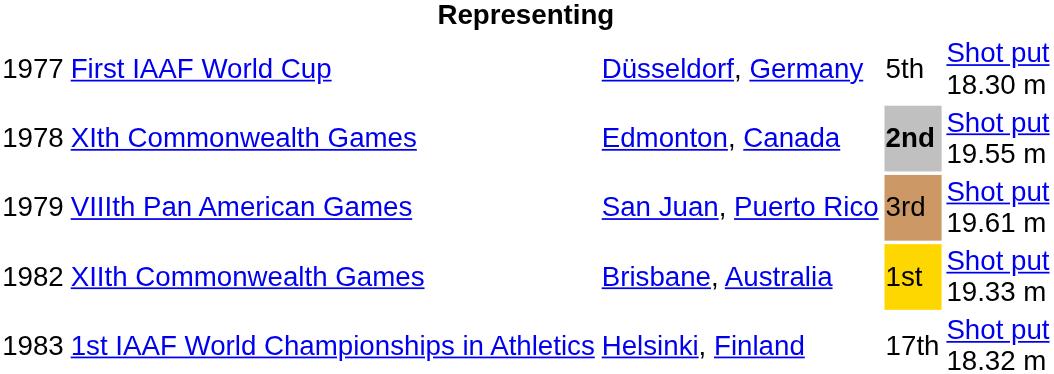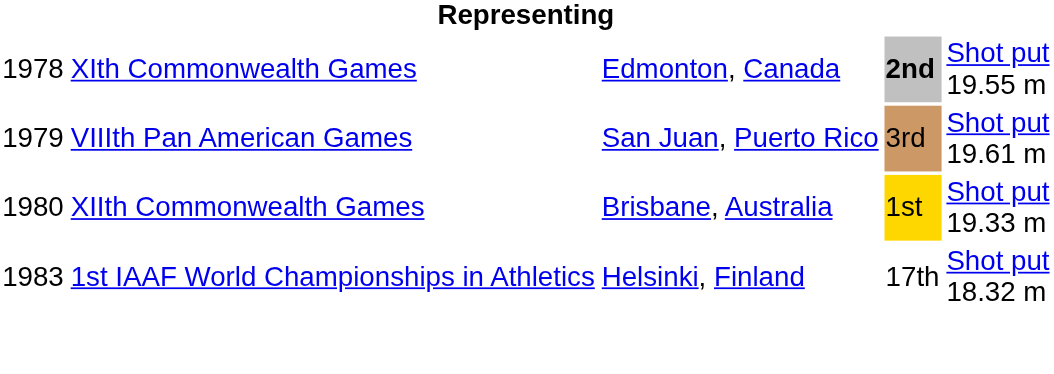- row: (201, 69)
(33, 276) 1982 -> (33, 207) 1980
